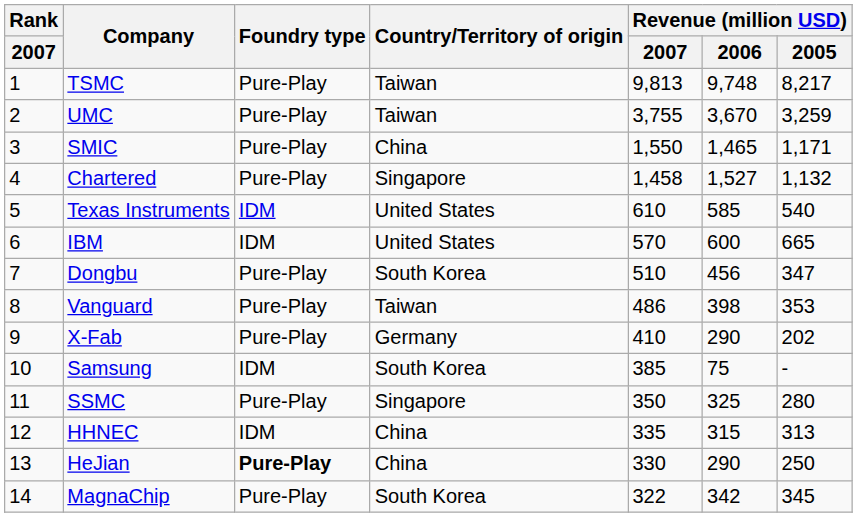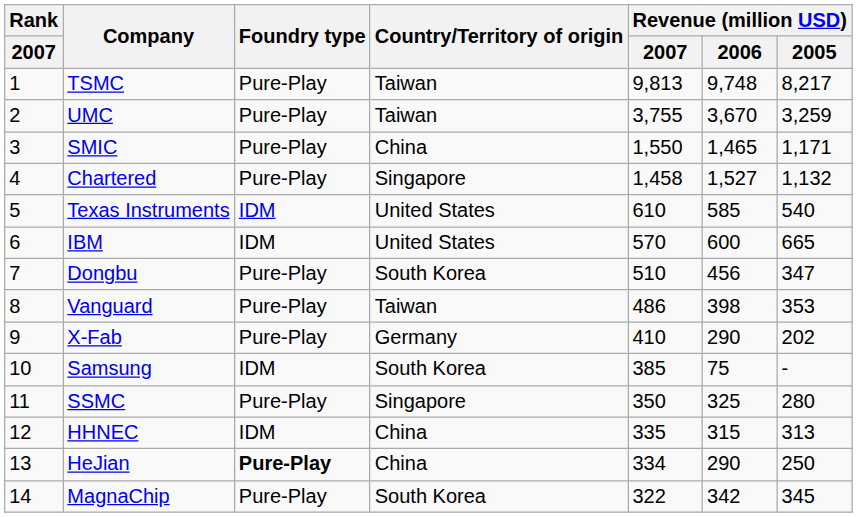(649, 464) 330 -> (649, 464) 334
